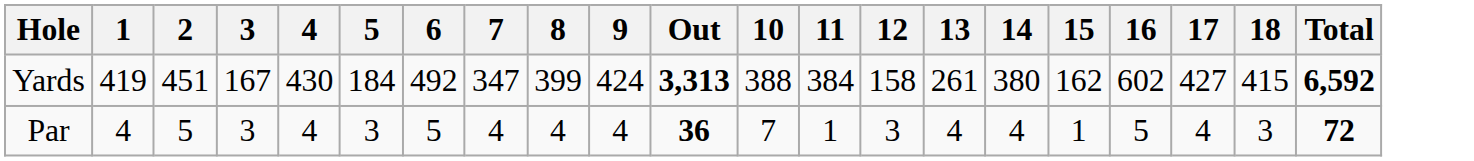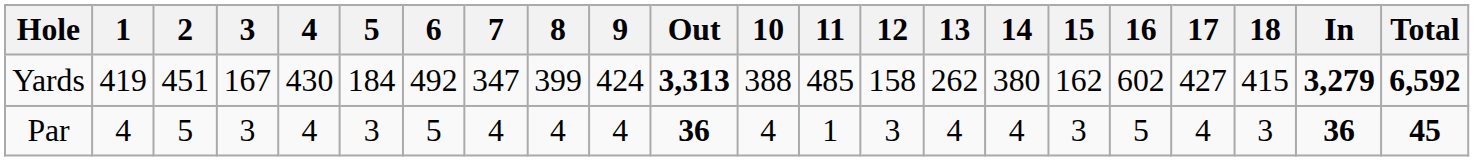+ column: (1339, 29)
(830, 79) 384 -> (830, 79) 485
(954, 79) 261 -> (954, 79) 262
(768, 130) 7 -> (768, 130) 4
(1079, 130) 1 -> (1079, 130) 3
(1339, 130) 72 -> (1425, 130) 45
